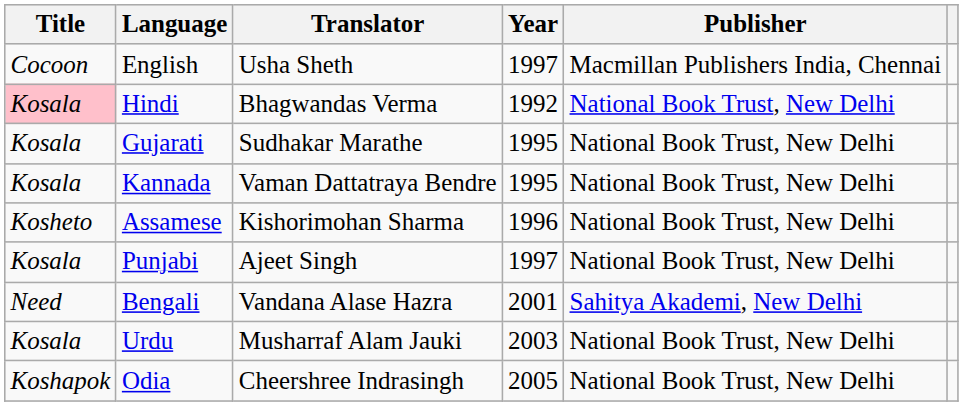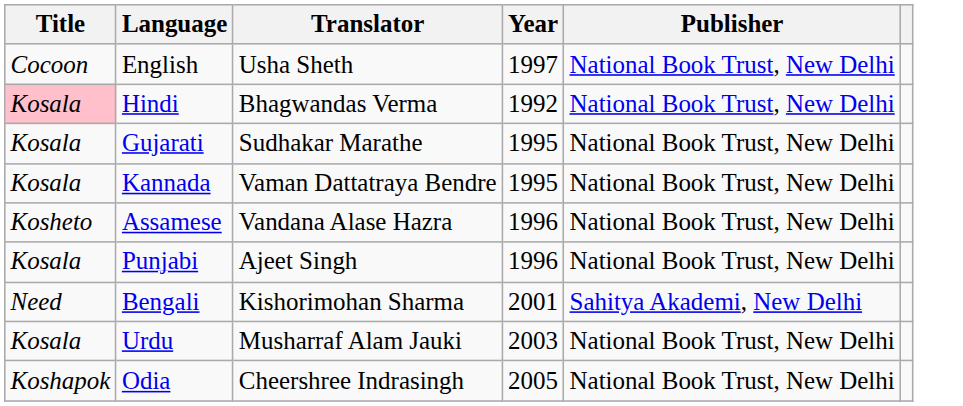(755, 63) Macmillan Publishers India, Chennai -> (732, 63) National Book Trust, New Delhi
(351, 222) Kishorimohan Sharma -> (346, 222) Vandana Alase Hazra
(533, 261) 1997 -> (533, 261) 1996
(346, 301) Vandana Alase Hazra -> (351, 301) Kishorimohan Sharma
